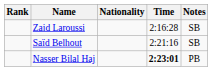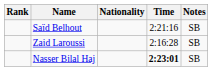rows swapped: (59, 27) <-> (57, 43)
(194, 59) PB -> (194, 59) SB
